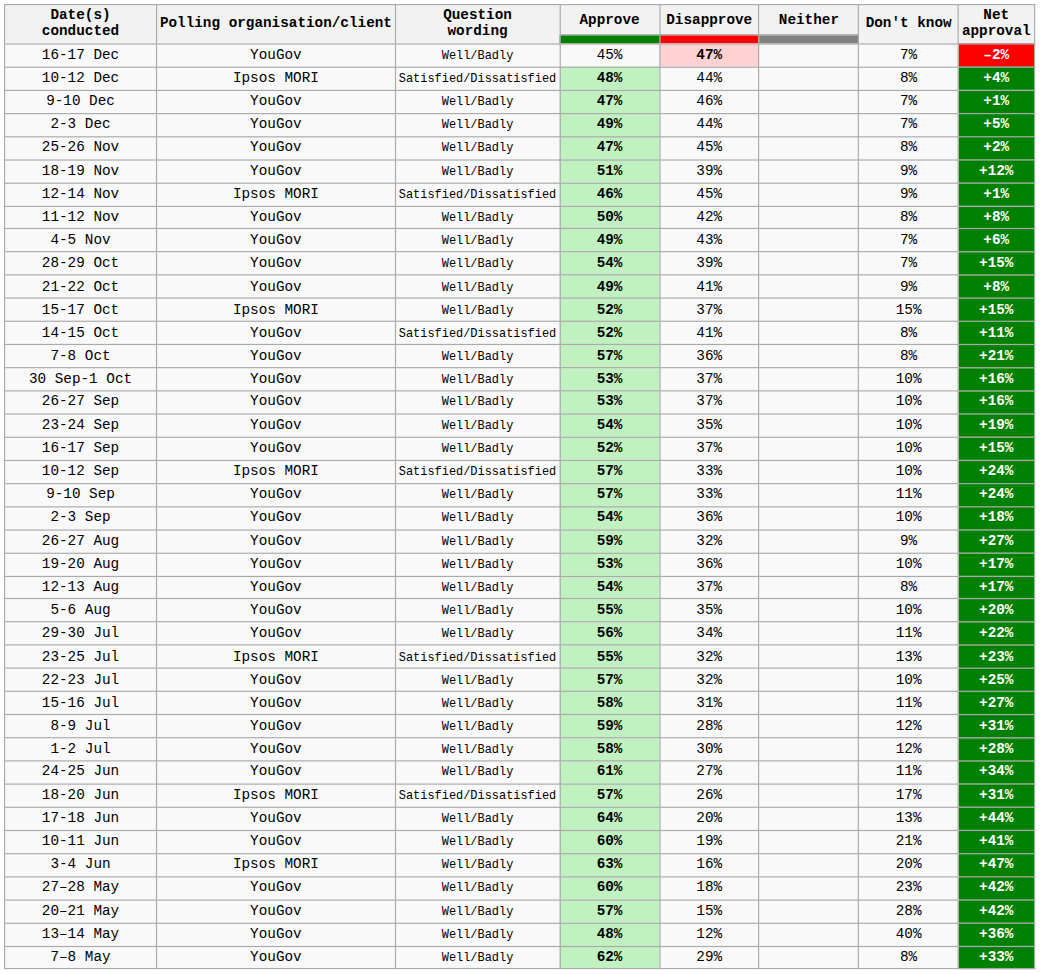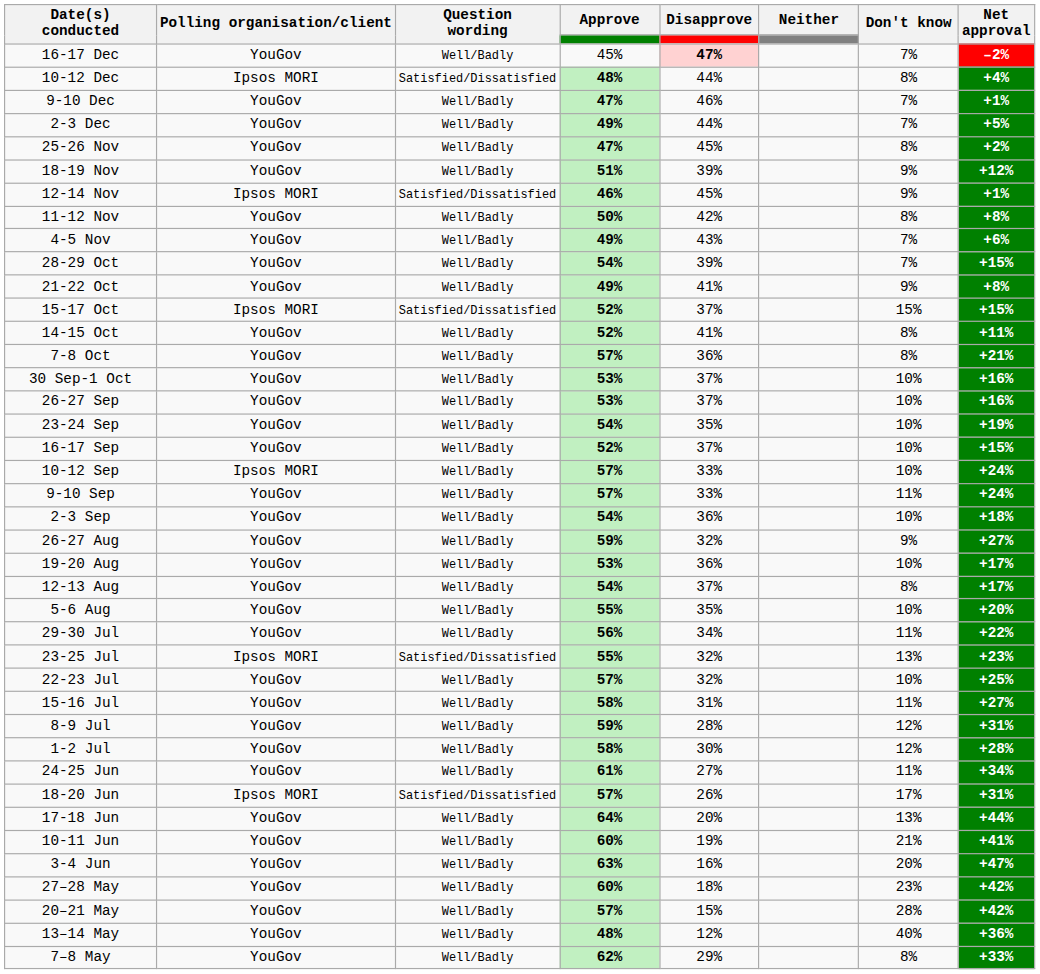(478, 310) Well/Badly -> (478, 310) Satisfied/Dissatisfied
(478, 333) Satisfied/Dissatisfied -> (478, 333) Well/Badly
(478, 472) Satisfied/Dissatisfied -> (478, 472) Well/Badly
(276, 865) Ipsos MORI -> (276, 865) YouGov
